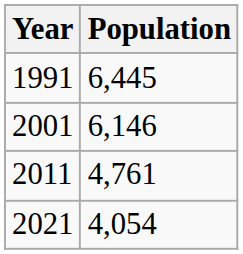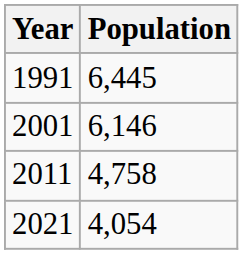(122, 175) 4,761 -> (122, 175) 4,758
